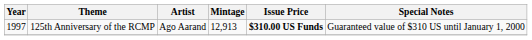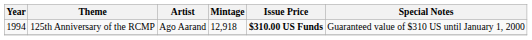(16, 27) 1997 -> (16, 27) 1994
(224, 27) 12,913 -> (224, 27) 12,918
